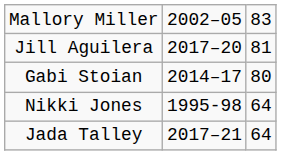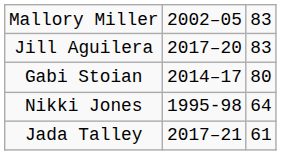(261, 48) 81 -> (261, 48) 83
(261, 135) 64 -> (261, 135) 61
